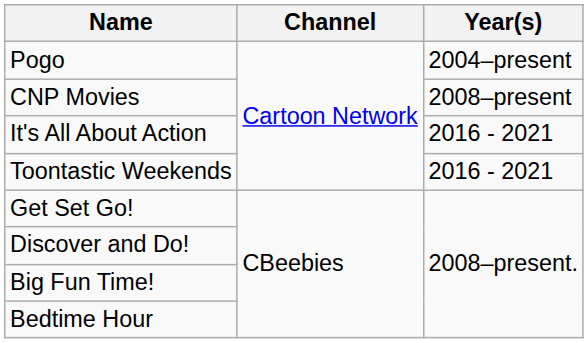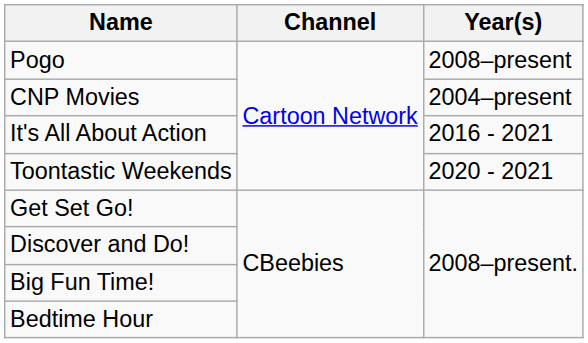(500, 60) 2004–present -> (500, 60) 2008–present
(500, 97) 2008–present -> (500, 97) 2004–present
(491, 171) 2016 - 2021 -> (491, 171) 2020 - 2021
